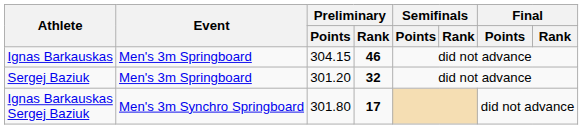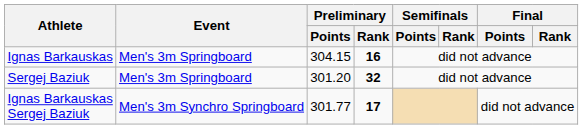(373, 57) 46 -> (373, 57) 16
(331, 106) 301.80 -> (331, 106) 301.77
